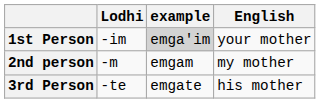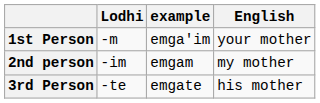(113, 40) -im -> (109, 40) -m
(180, 40) lightgrey background -> (180, 40) no background
(109, 63) -m -> (113, 63) -im
